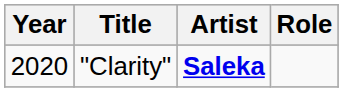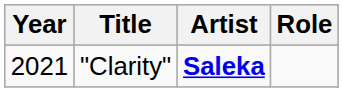(39, 65) 2020 -> (39, 65) 2021
